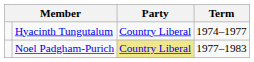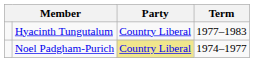(221, 31) 1974–1977 -> (221, 31) 1977–1983
(221, 48) 1977–1983 -> (221, 48) 1974–1977
